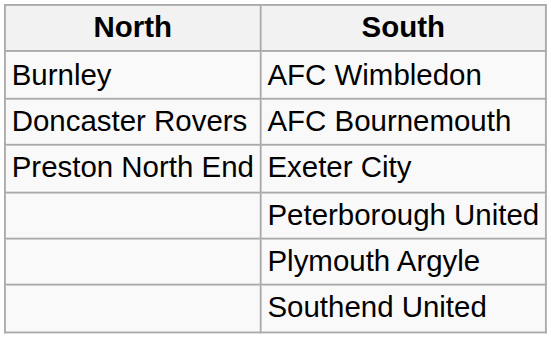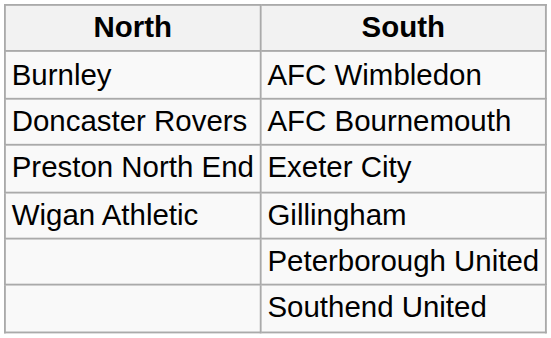+ row: (337, 214)
- row: (374, 261)
